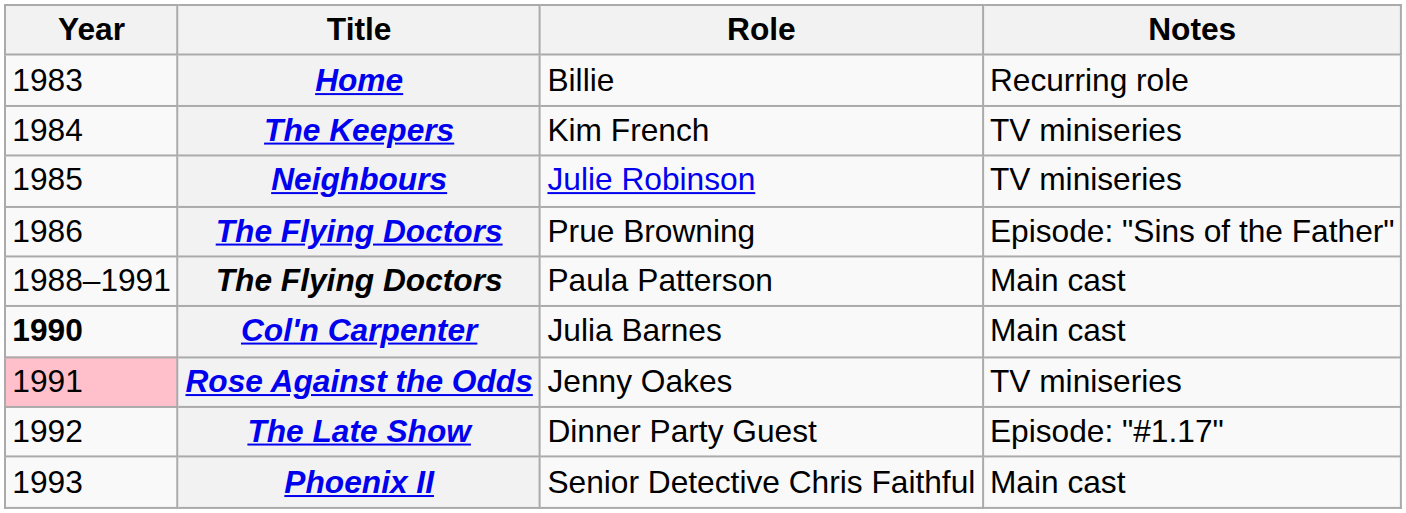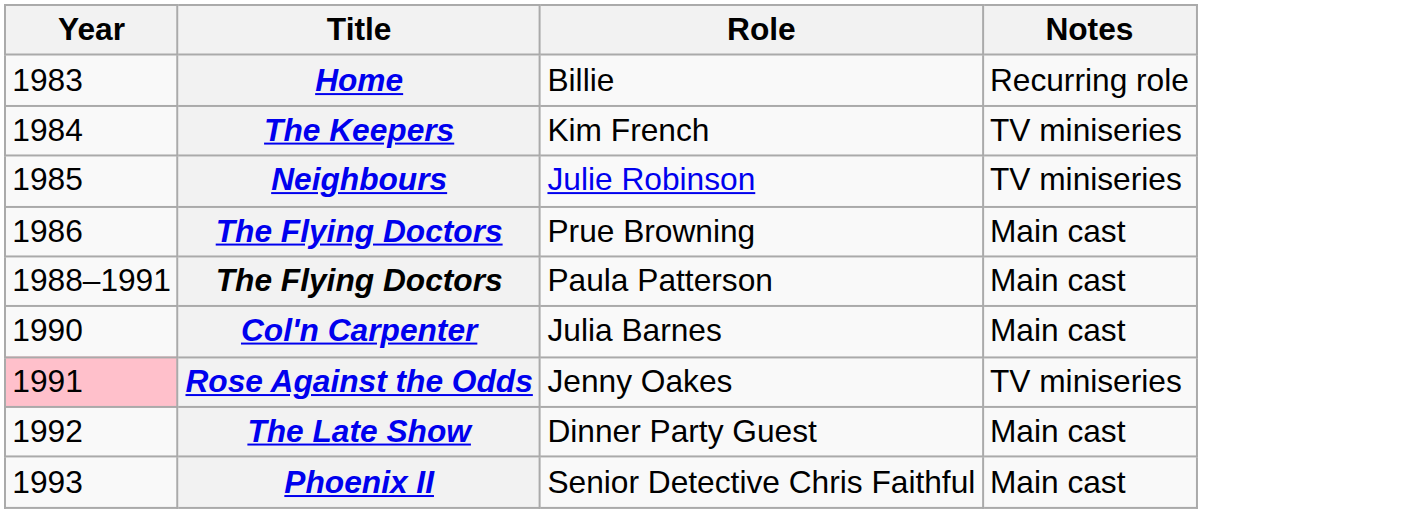(1192, 230) Episode: "Sins of the Father" -> (1058, 230) Main cast
(48, 331) bold -> (48, 331) normal
(1107, 431) Episode: "#1.17" -> (1058, 431) Main cast
